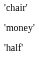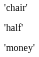rows swapped: (14, 47) <-> (19, 28)
